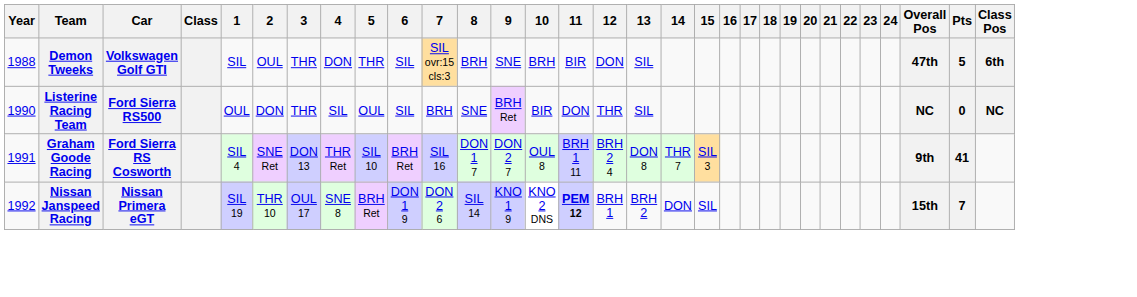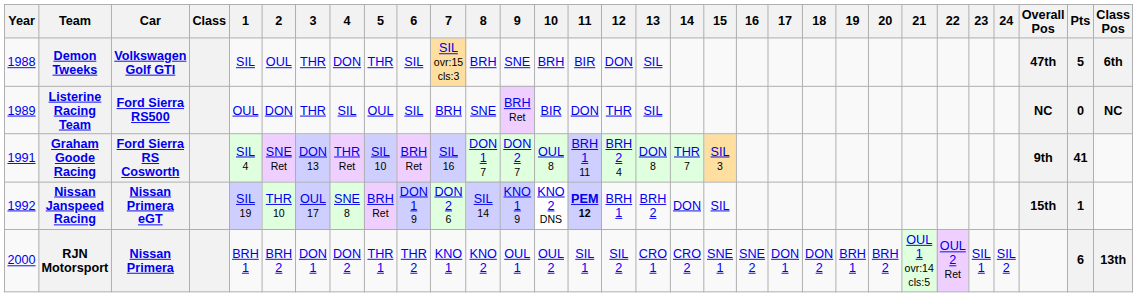(22, 110) 1990 -> (22, 110) 1989
(962, 205) 7 -> (1080, 205) 1
+ row: (75, 260)
